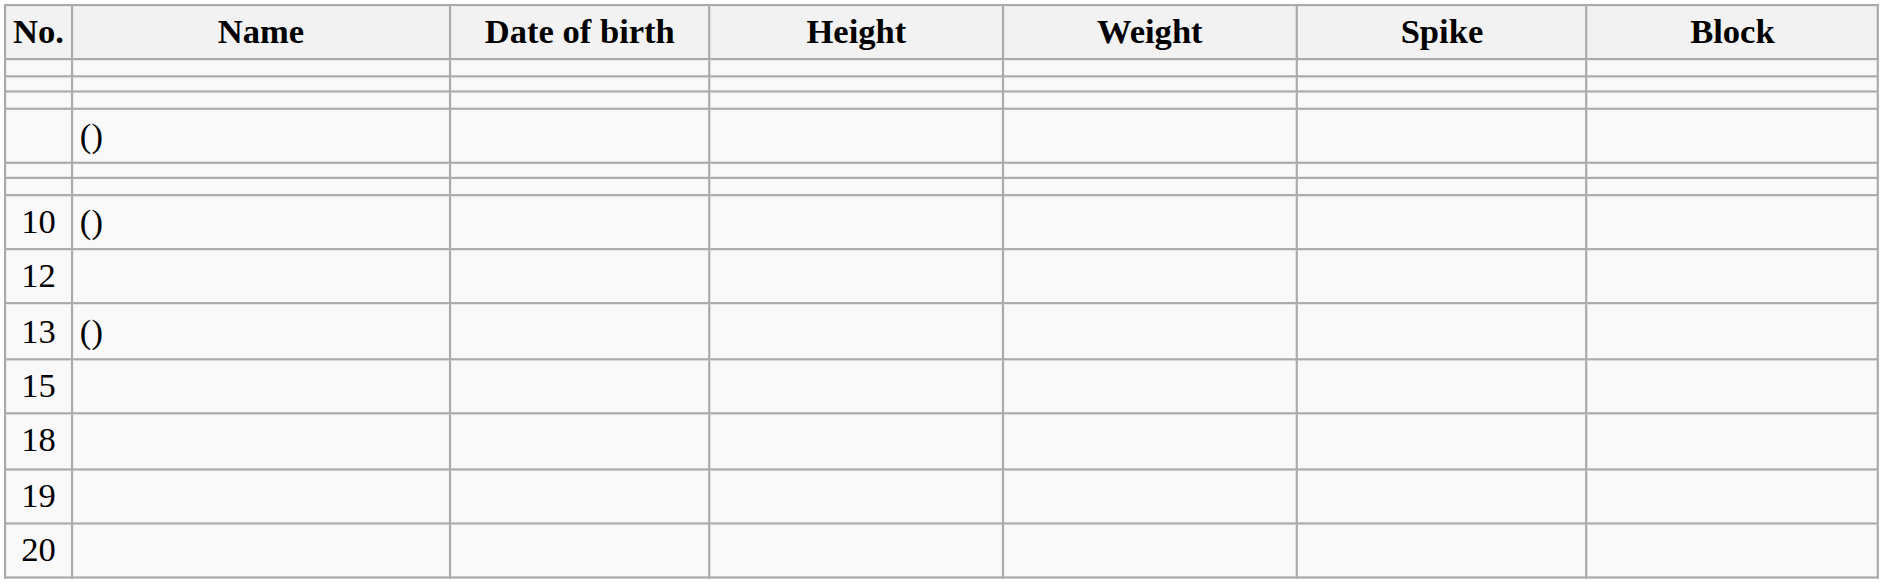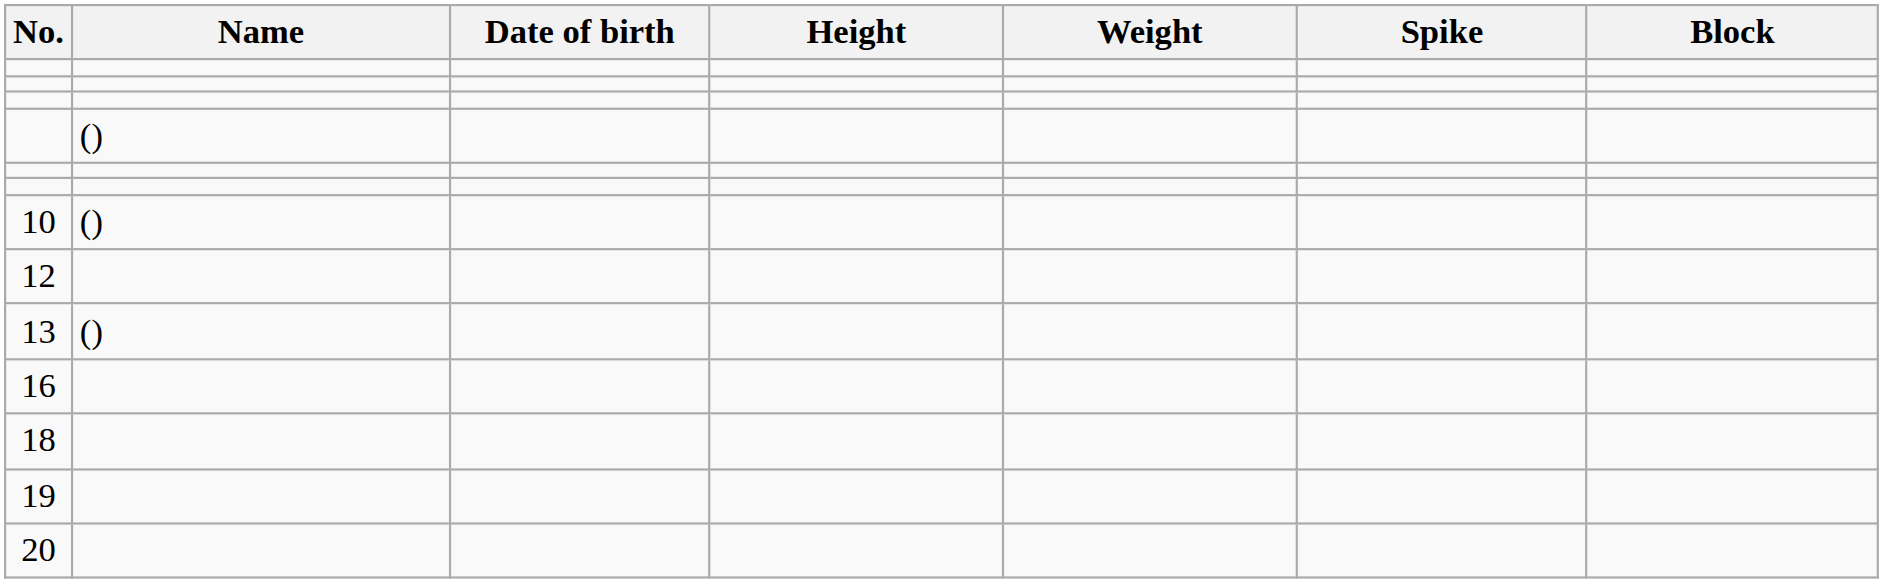- row: (38, 385)
+ row: (38, 385)
